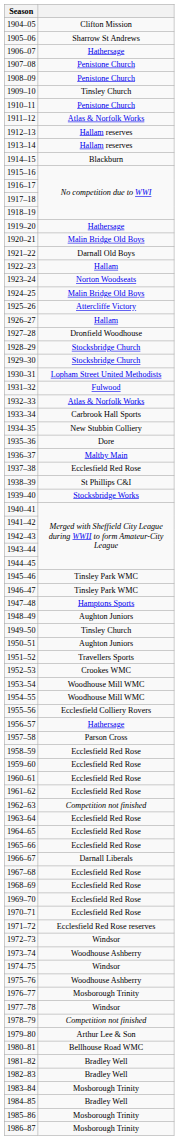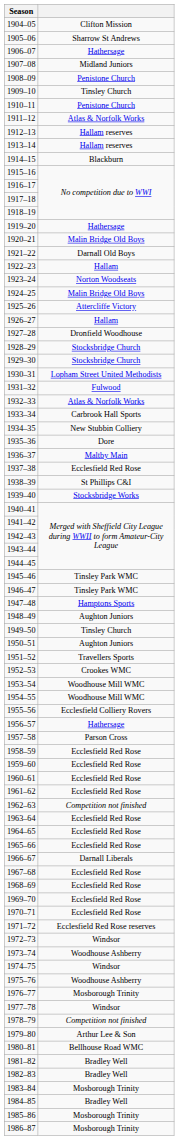(106, 64) Penistone Church -> (106, 64) Midland Juniors
